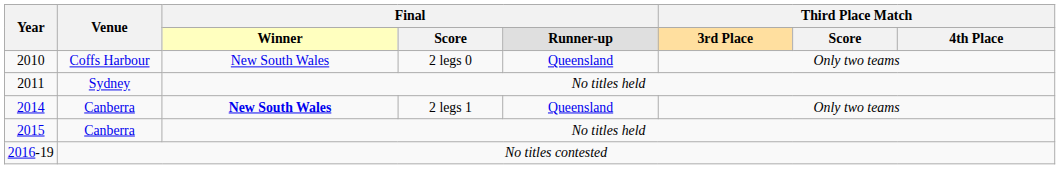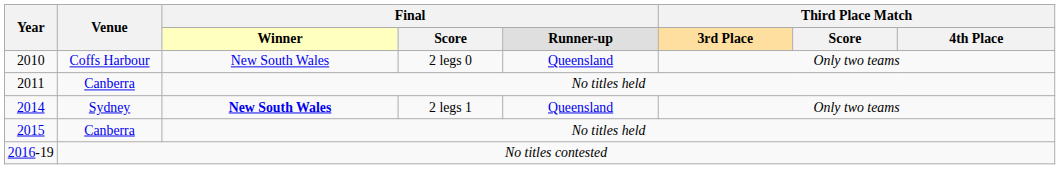(110, 84) Sydney -> (110, 84) Canberra
(110, 107) Canberra -> (110, 107) Sydney
